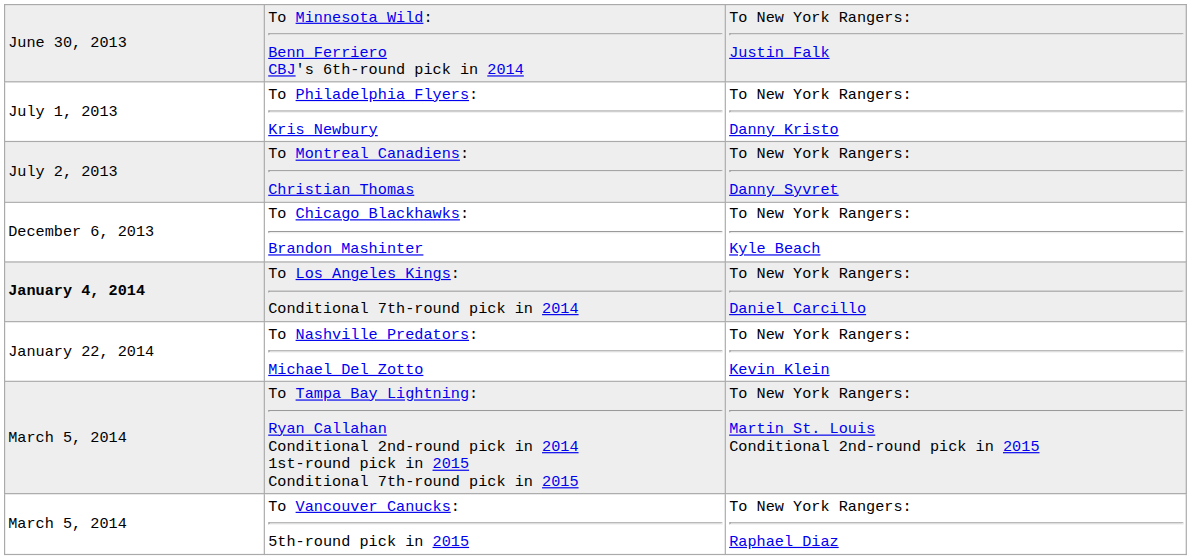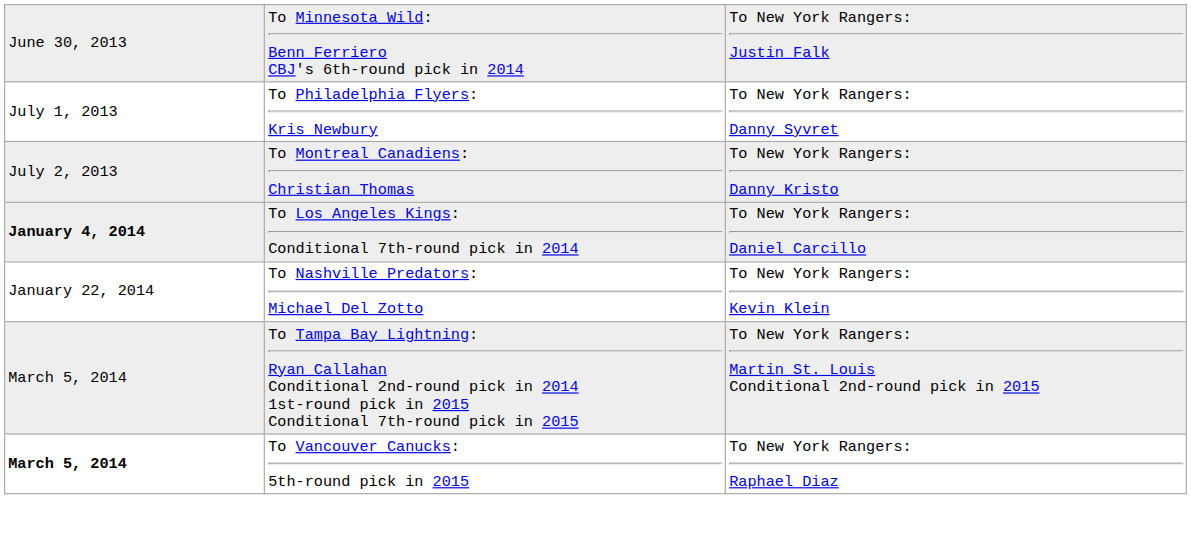(956, 112) To New York Rangers: Danny Kristo -> (956, 112) To New York Rangers: Danny Syvret
(956, 172) To New York Rangers: Danny Syvret -> (956, 172) To New York Rangers: Danny Kristo
- row: (495, 232)
(68, 524) normal -> (68, 464) bold
